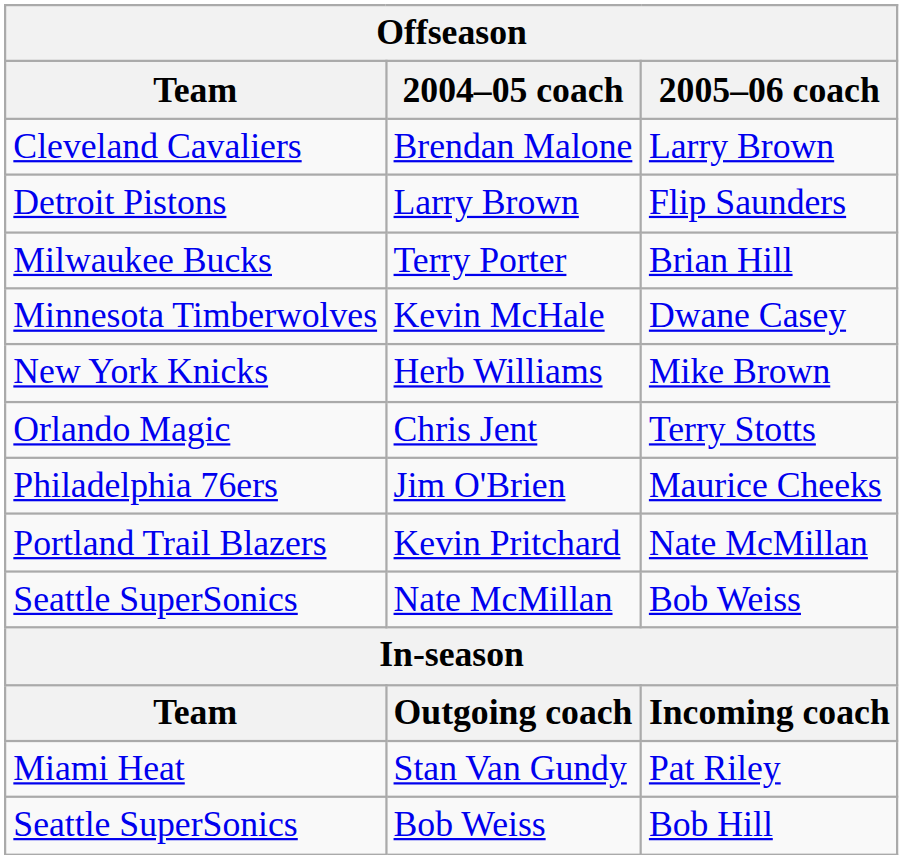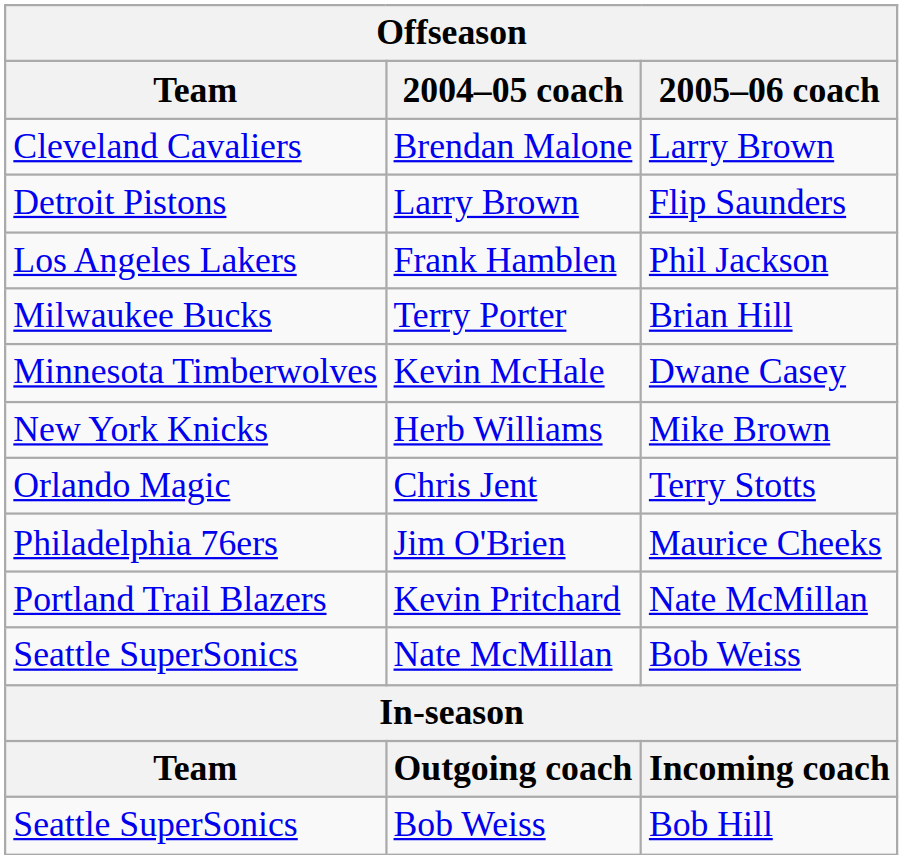+ row: (505, 259)
- row: (510, 768)
